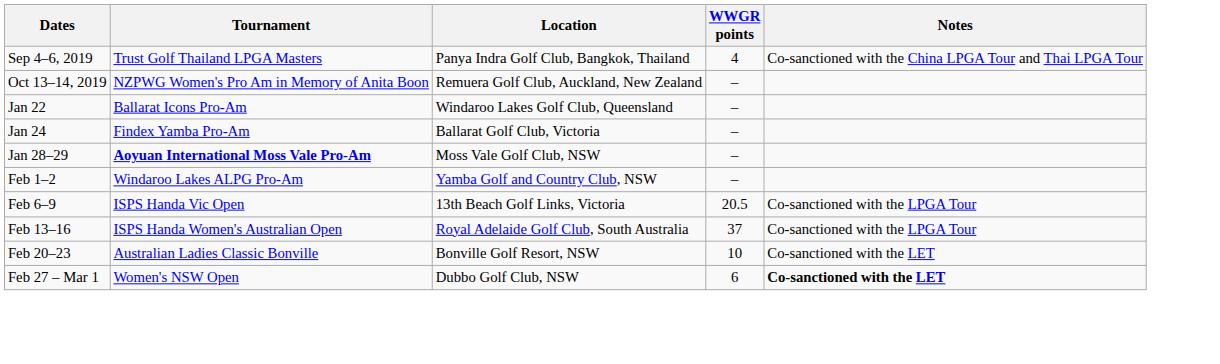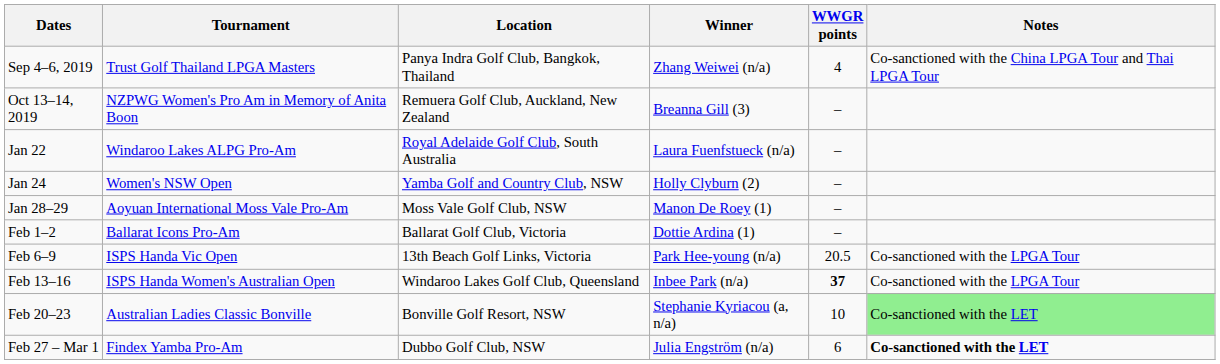+ column: (729, 25)
(180, 107) Ballarat Icons Pro-Am -> (201, 150) Windaroo Lakes ALPG Pro-Am
(554, 107) Windaroo Lakes Golf Club, Queensland -> (500, 150) Royal Adelaide Golf Club, South Australia
(182, 131) Findex Yamba Pro-Am -> (169, 183) Women's NSW Open
(518, 131) Ballarat Golf Club, Victoria -> (513, 183) Yamba Golf and Country Club, NSW
(242, 155) bold -> (227, 208) normal
(208, 180) Windaroo Lakes ALPG Pro-Am -> (173, 232) Ballarat Icons Pro-Am
(546, 180) Yamba Golf and Country Club, NSW -> (484, 232) Ballarat Golf Club, Victoria
(562, 228) Royal Adelaide Golf Club, South Australia -> (521, 281) Windaroo Lakes Golf Club, Queensland
(735, 228) normal -> (838, 281) bold
(851, 253) no background -> (954, 314) lightgreen background
(176, 277) Women's NSW Open -> (174, 347) Findex Yamba Pro-Am
